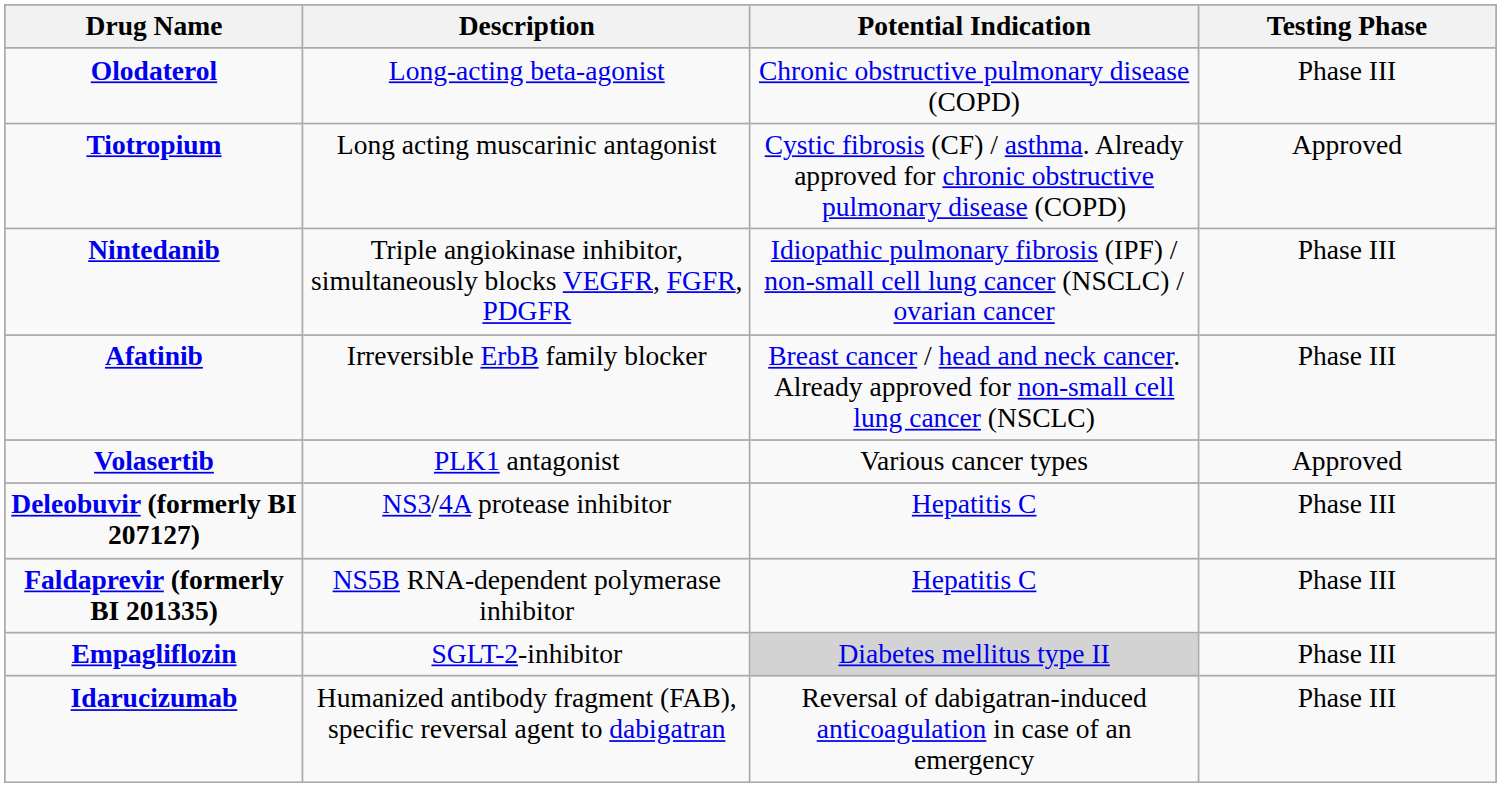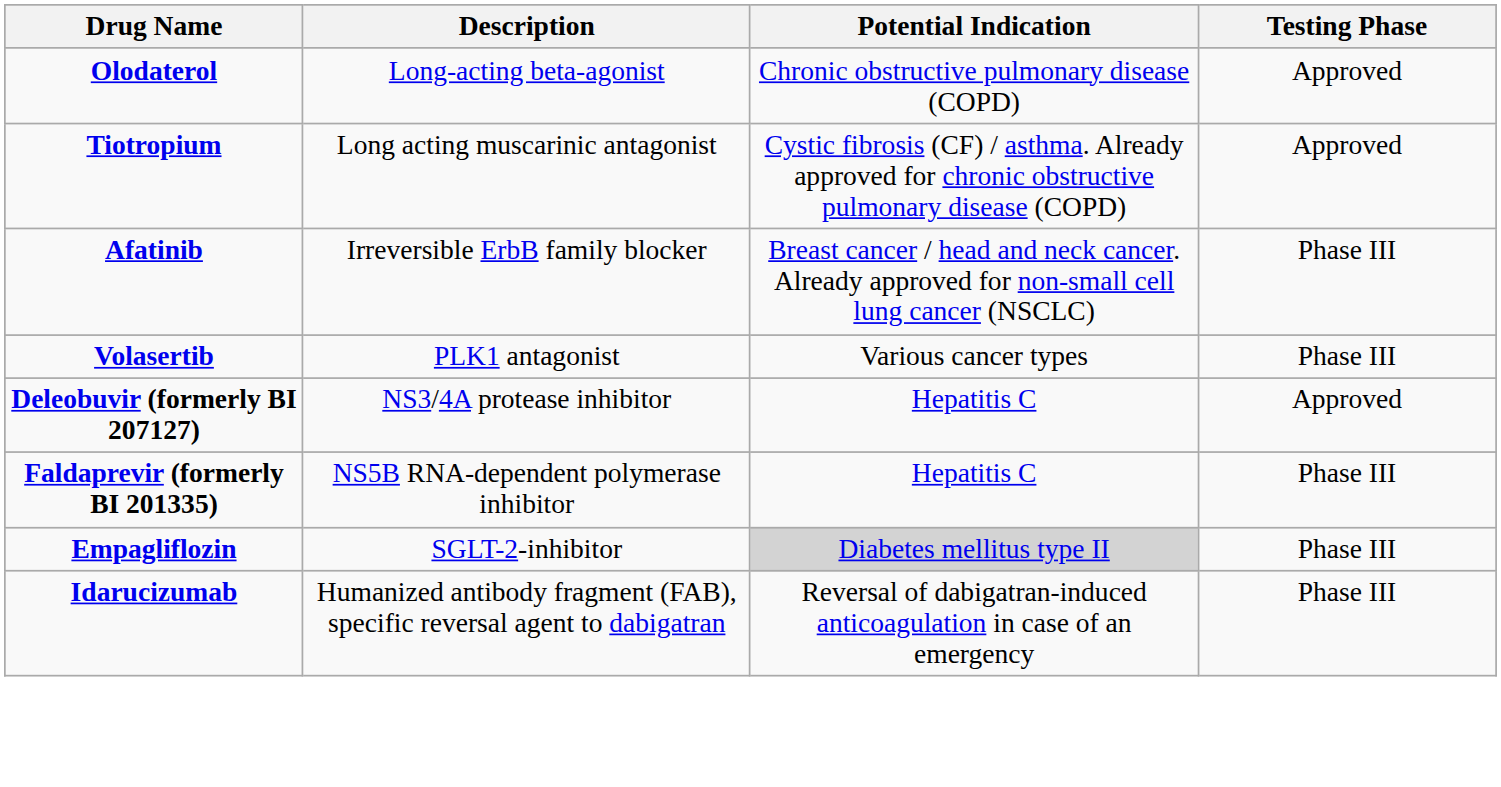(1347, 69) Phase III -> (1347, 69) Approved
- row: (154, 250)
(1347, 461) Approved -> (1347, 355) Phase III
(1347, 504) Phase III -> (1347, 399) Approved
